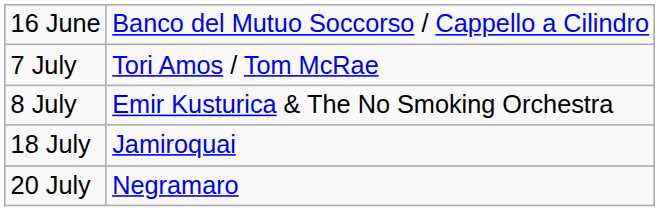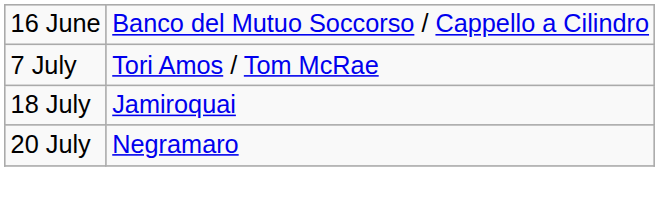- row: (44, 104)
